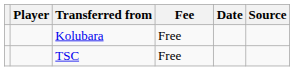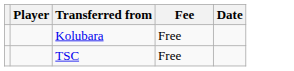- column: (268, 14)
